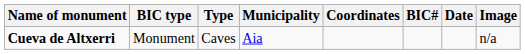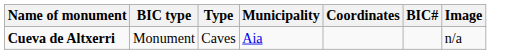- column: (459, 15)
